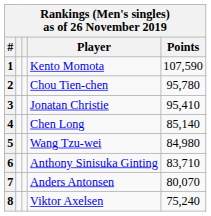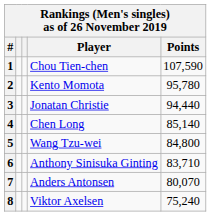(67, 66) Kento Momota -> (69, 66) Chou Tien-chen
(69, 85) Chou Tien-chen -> (67, 85) Kento Momota
(183, 104) 95,410 -> (183, 104) 94,440
(183, 143) 84,980 -> (183, 143) 84,800
